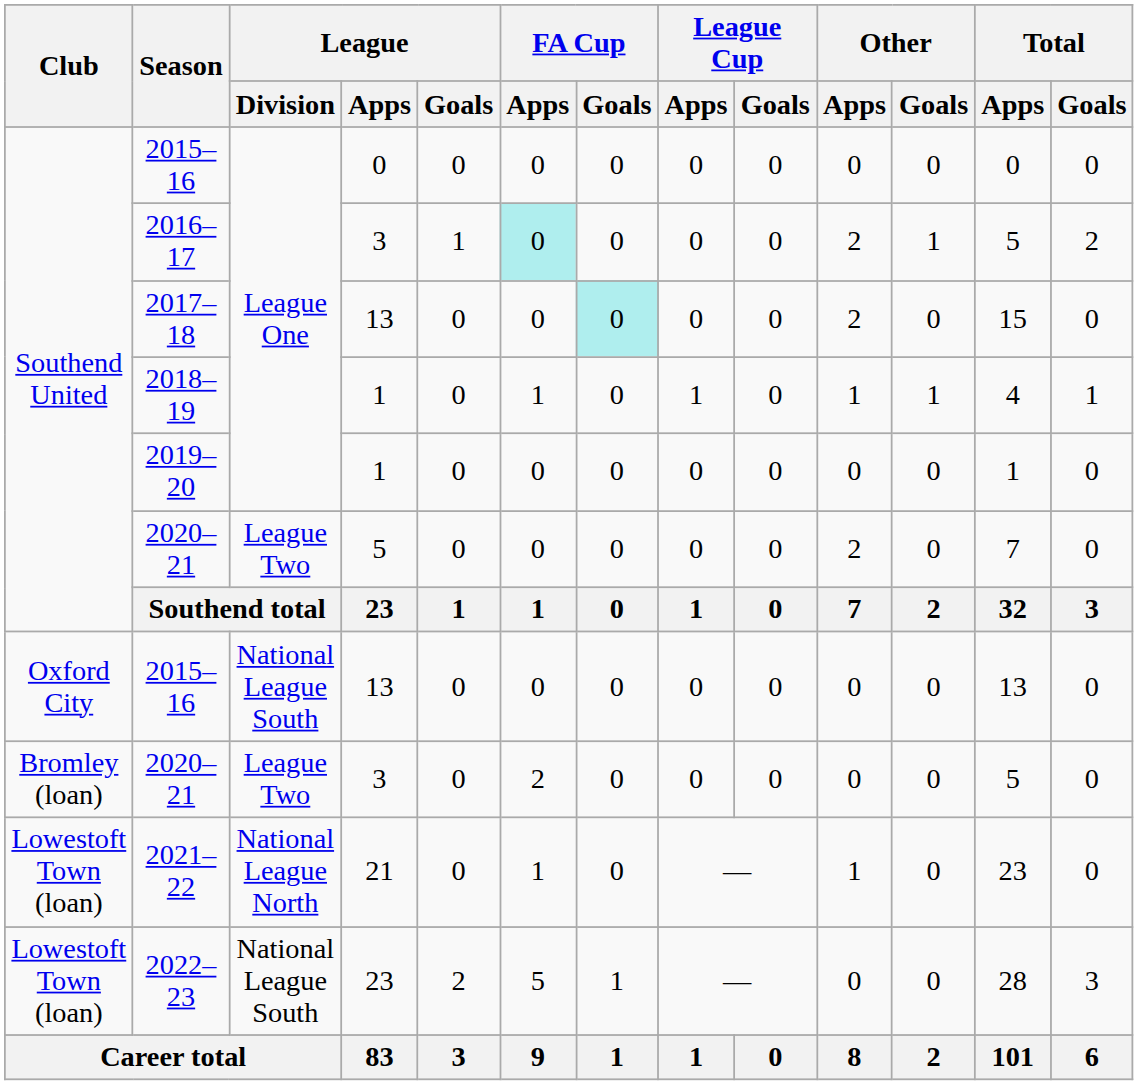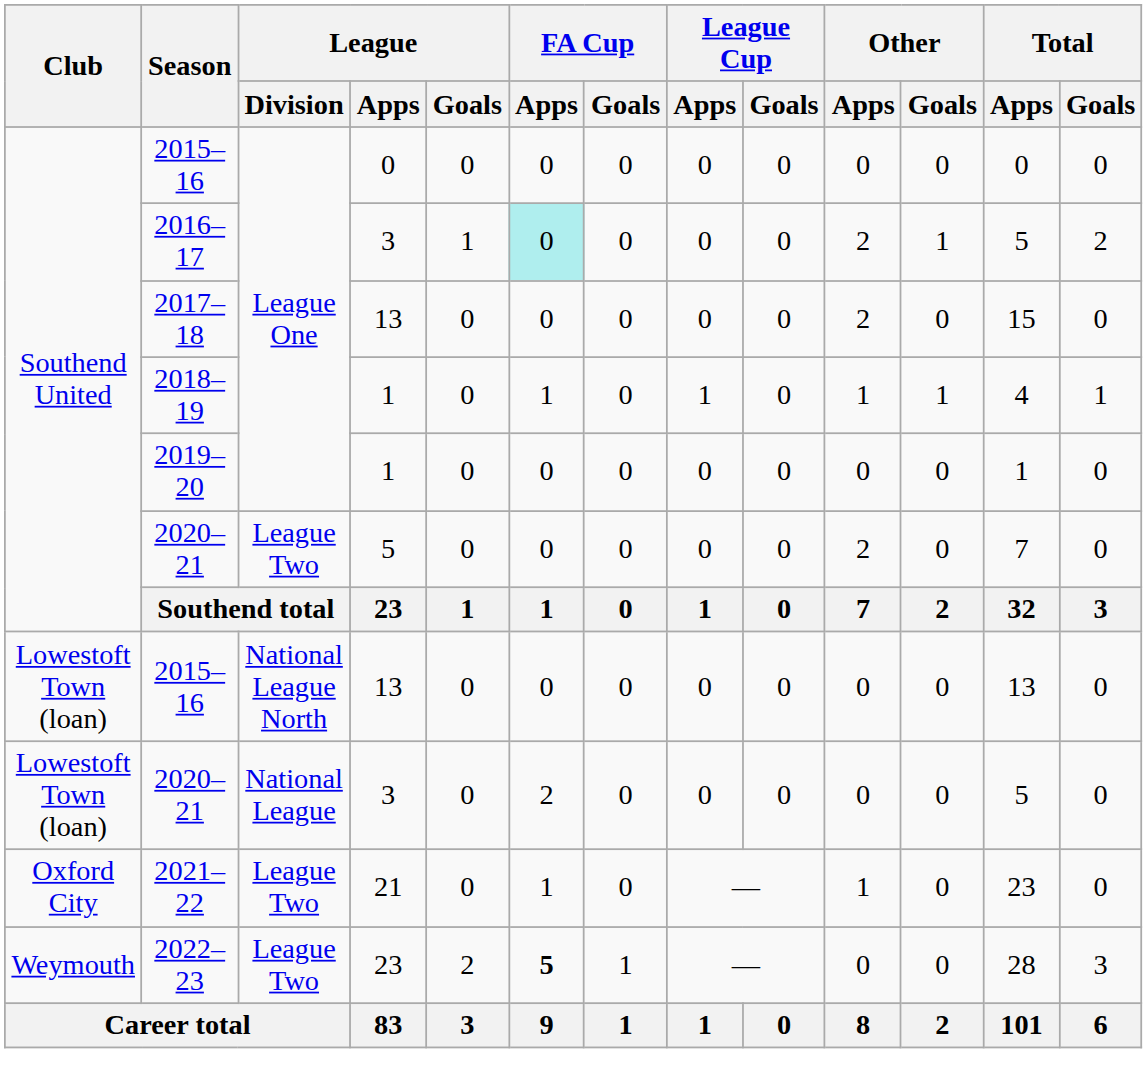(617, 318) paleturquoise background -> (626, 318) no background
(69, 686) Oxford City -> (73, 686) Lowestoft Town (loan)
(285, 686) National League South -> (294, 686) National League North
(69, 778) Bromley (loan) -> (73, 794) Lowestoft Town (loan)
(285, 778) League Two -> (294, 794) National League
(69, 871) Lowestoft Town (loan) -> (73, 887) Oxford City
(285, 871) National League North -> (294, 887) League Two
(69, 980) Lowestoft Town (loan) -> (73, 964) Weymouth
(285, 980) National League South -> (294, 964) League Two
(538, 980) normal -> (547, 964) bold
